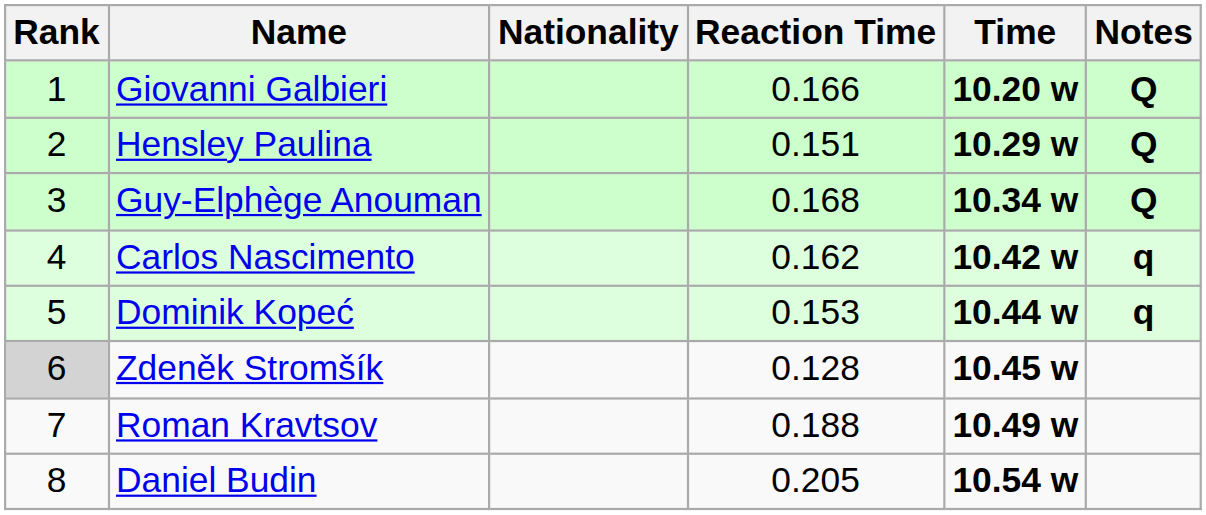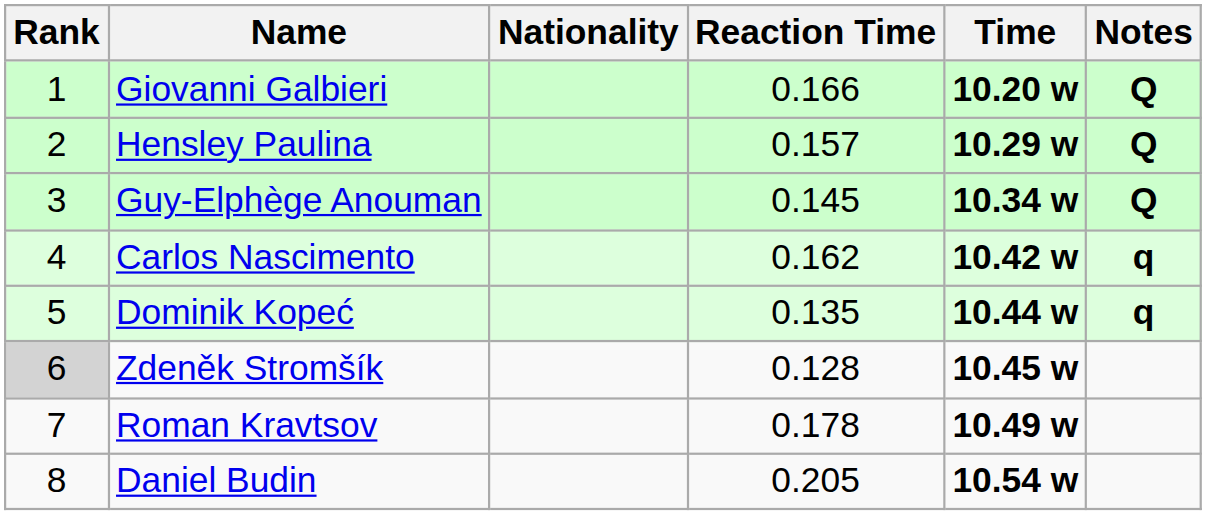(816, 144) 0.151 -> (816, 144) 0.157
(816, 200) 0.168 -> (816, 200) 0.145
(816, 312) 0.153 -> (816, 312) 0.135
(816, 425) 0.188 -> (816, 425) 0.178
